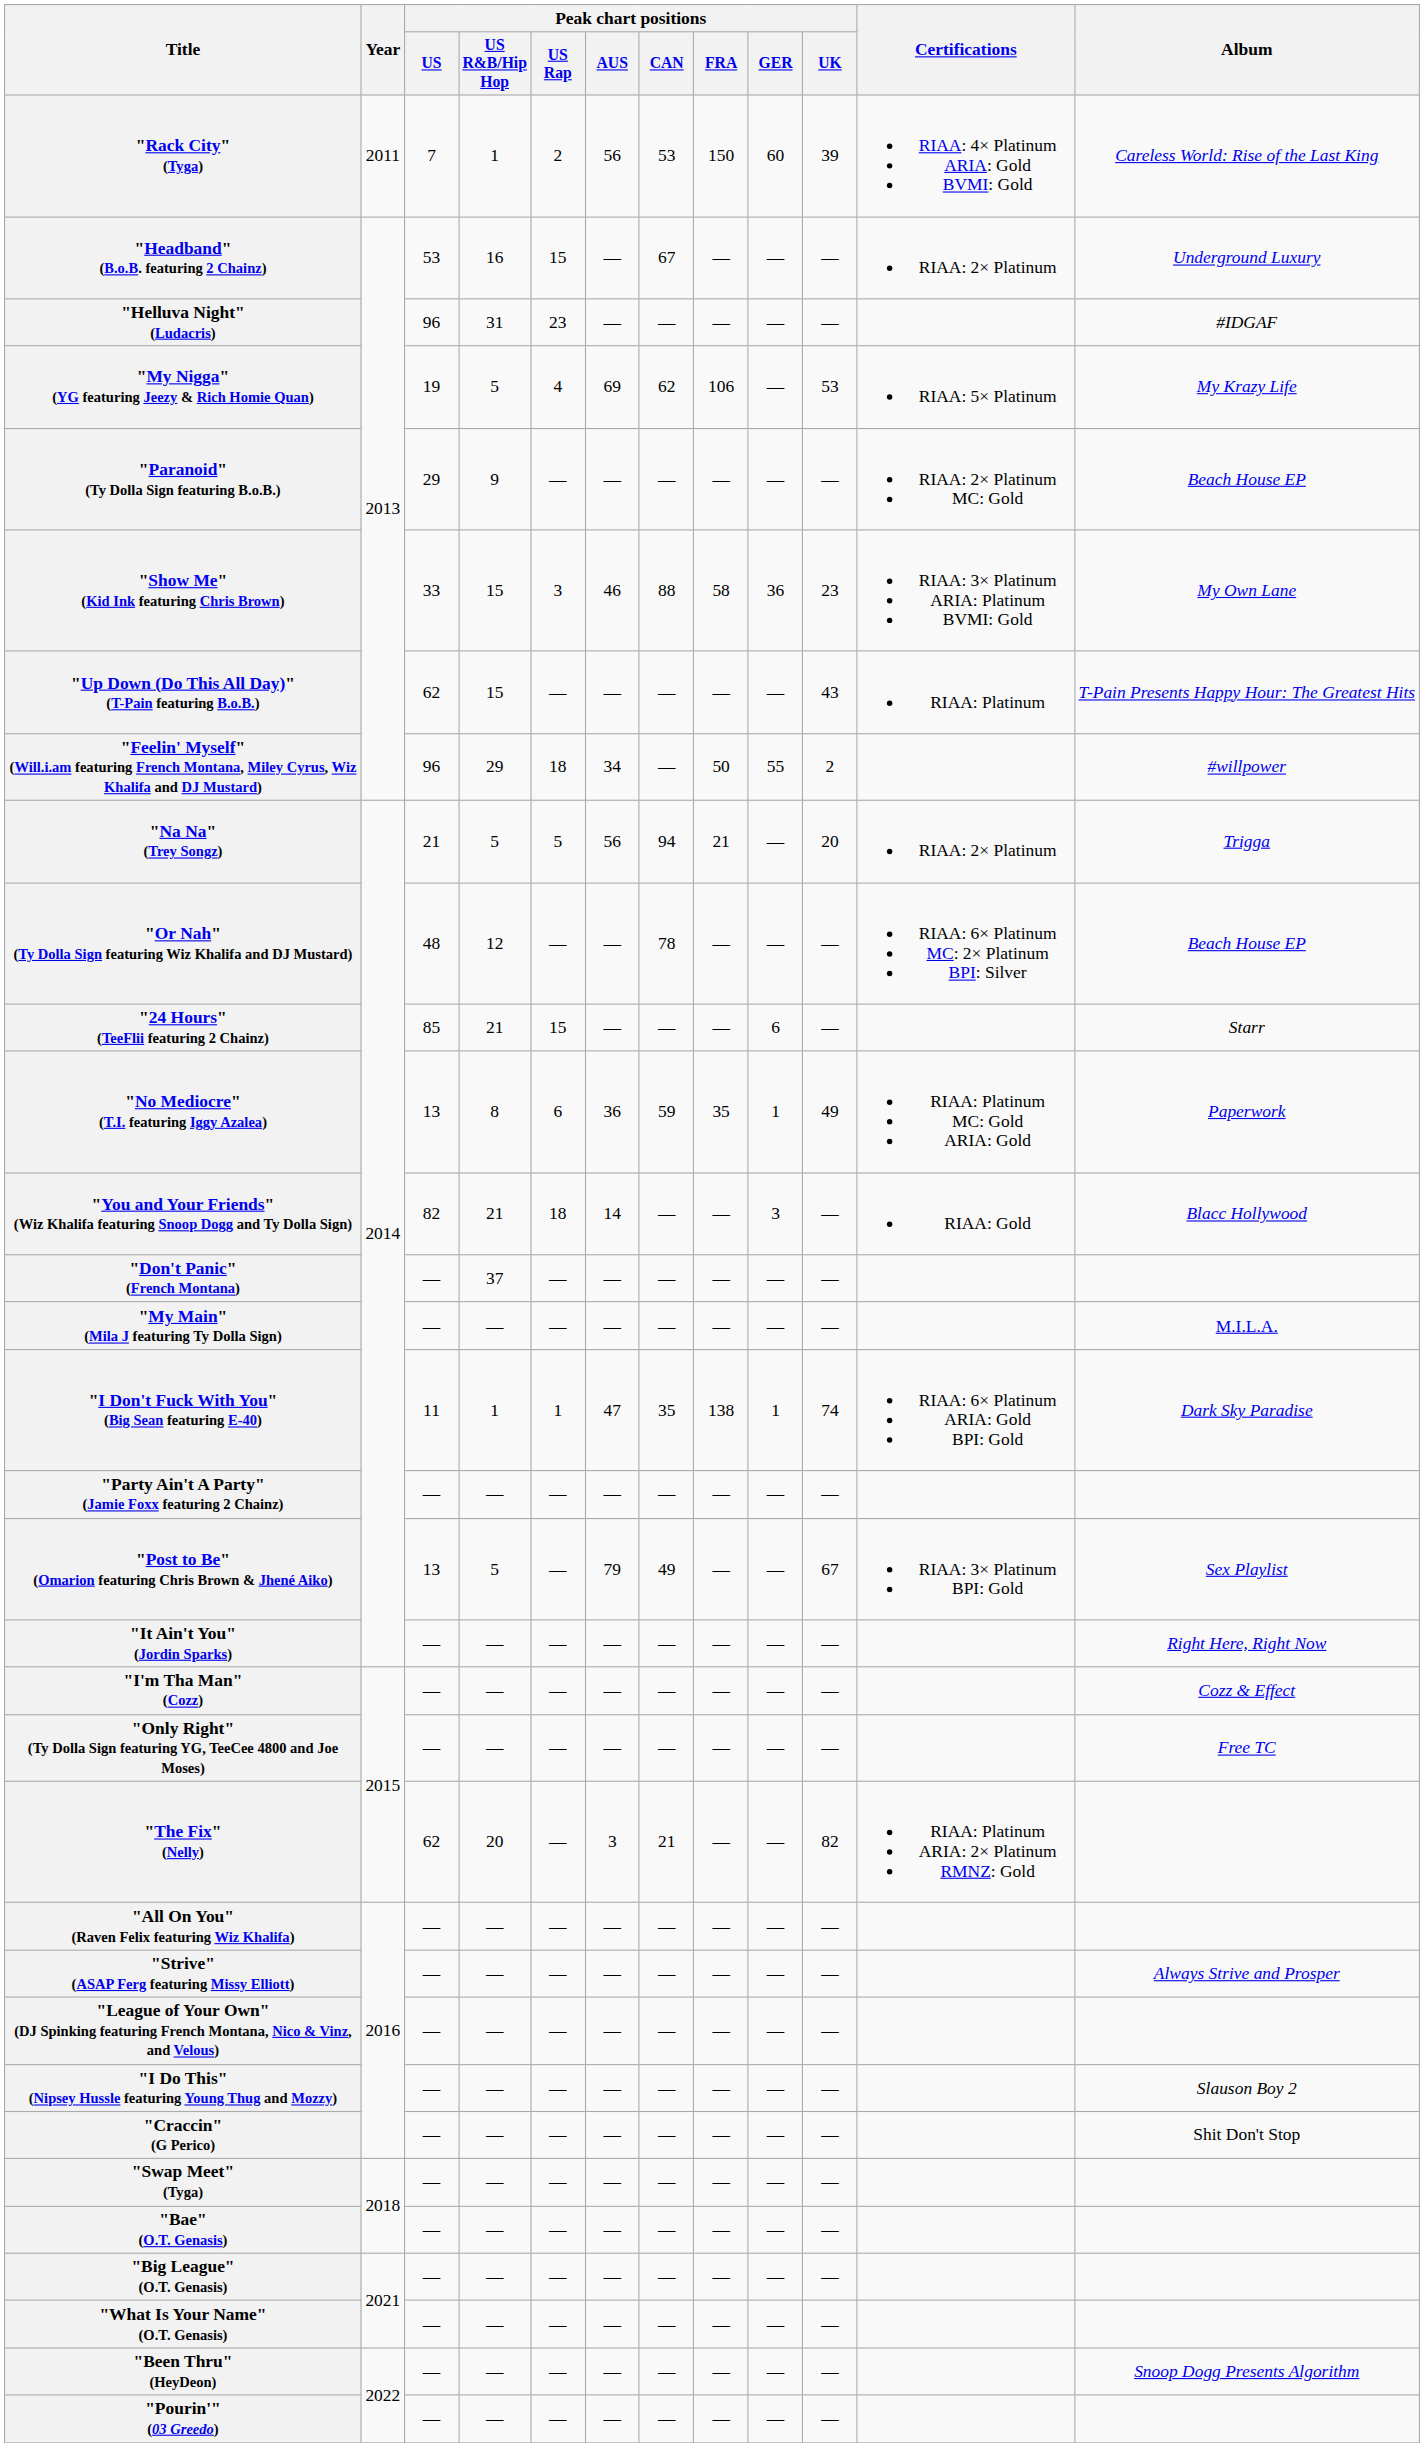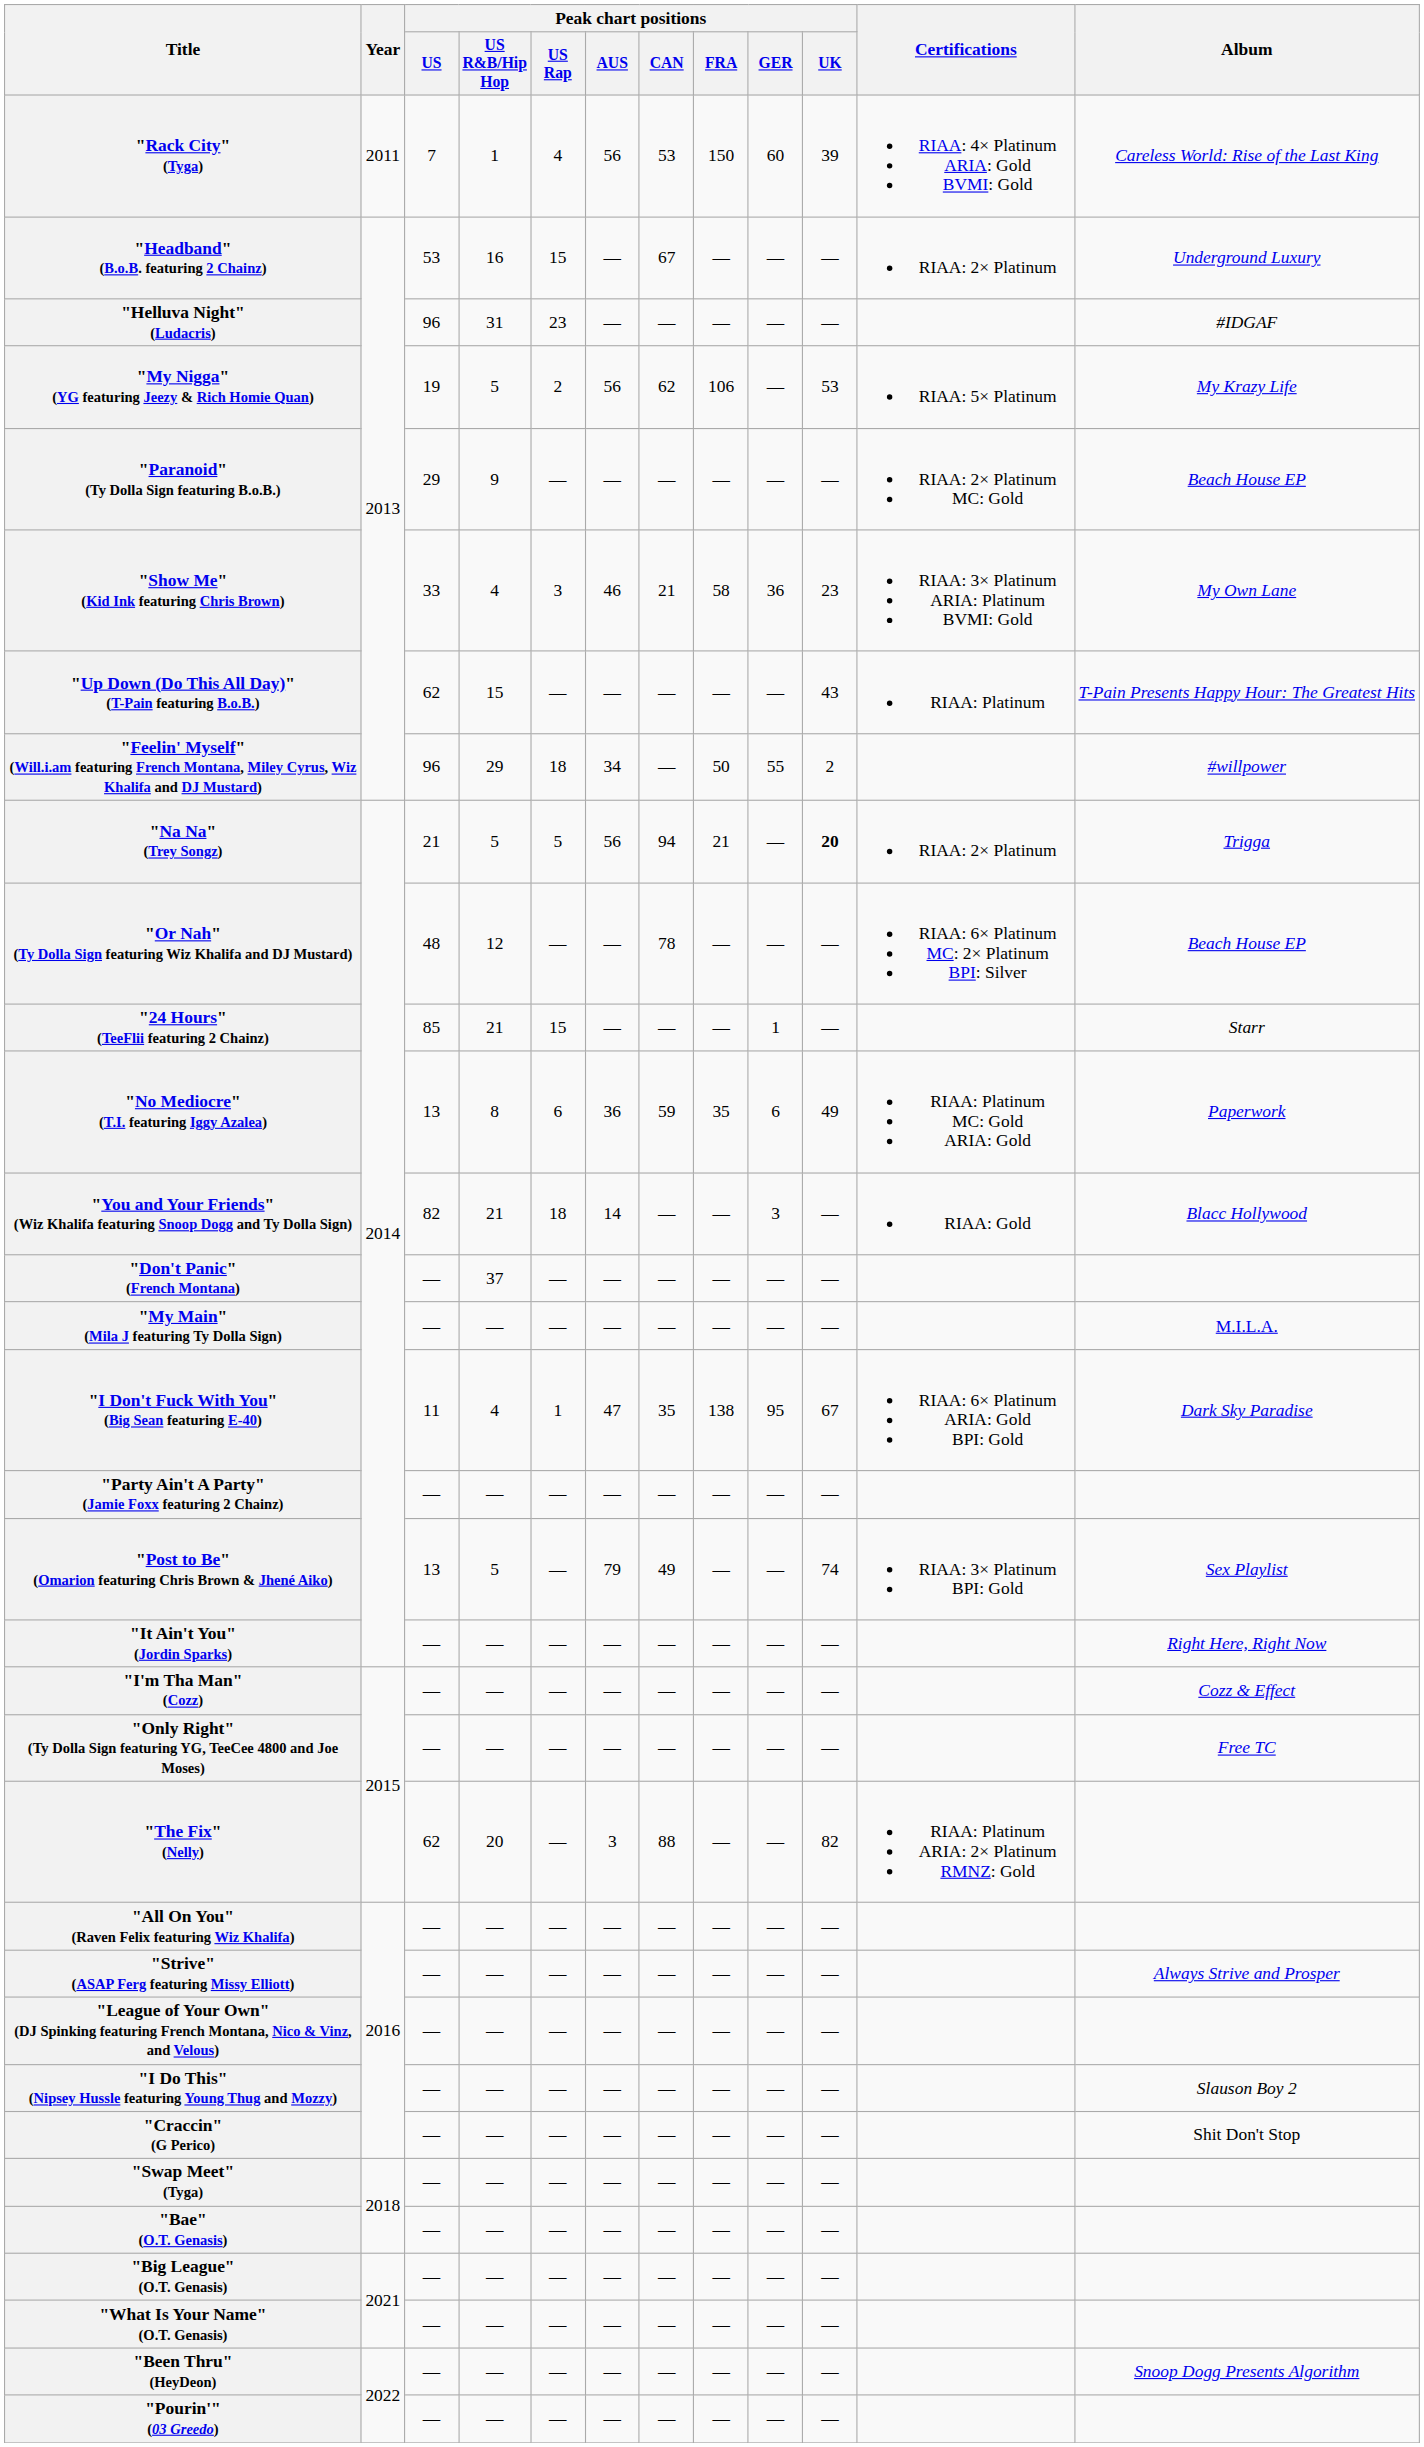(558, 155) 2 -> (558, 155) 4
(558, 387) 4 -> (558, 387) 2
(612, 387) 69 -> (612, 387) 56
(495, 590) 15 -> (495, 590) 4
(667, 590) 88 -> (667, 590) 21
(830, 841) normal -> (830, 841) bold
(776, 1027) 6 -> (776, 1027) 1
(776, 1111) 1 -> (776, 1111) 6
(495, 1409) 1 -> (495, 1409) 4
(776, 1409) 1 -> (776, 1409) 95
(830, 1409) 74 -> (830, 1409) 67
(830, 1568) 67 -> (830, 1568) 74
(667, 1841) 21 -> (667, 1841) 88
